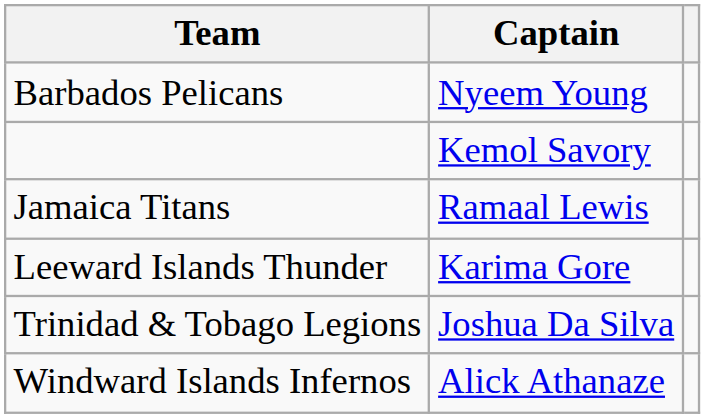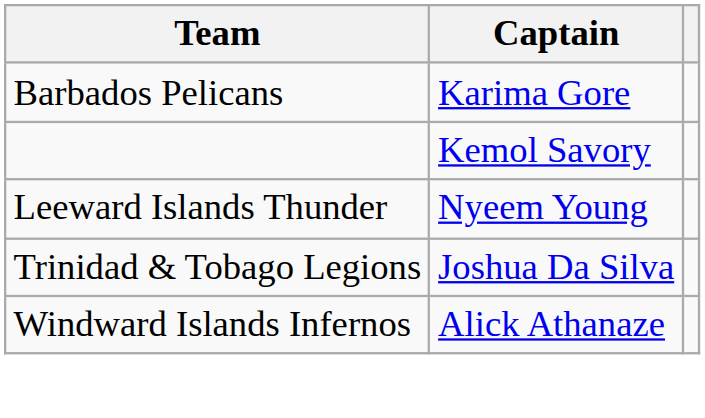(543, 91) Nyeem Young -> (534, 91) Karima Gore
- row: (122, 207)
(534, 265) Karima Gore -> (543, 207) Nyeem Young
